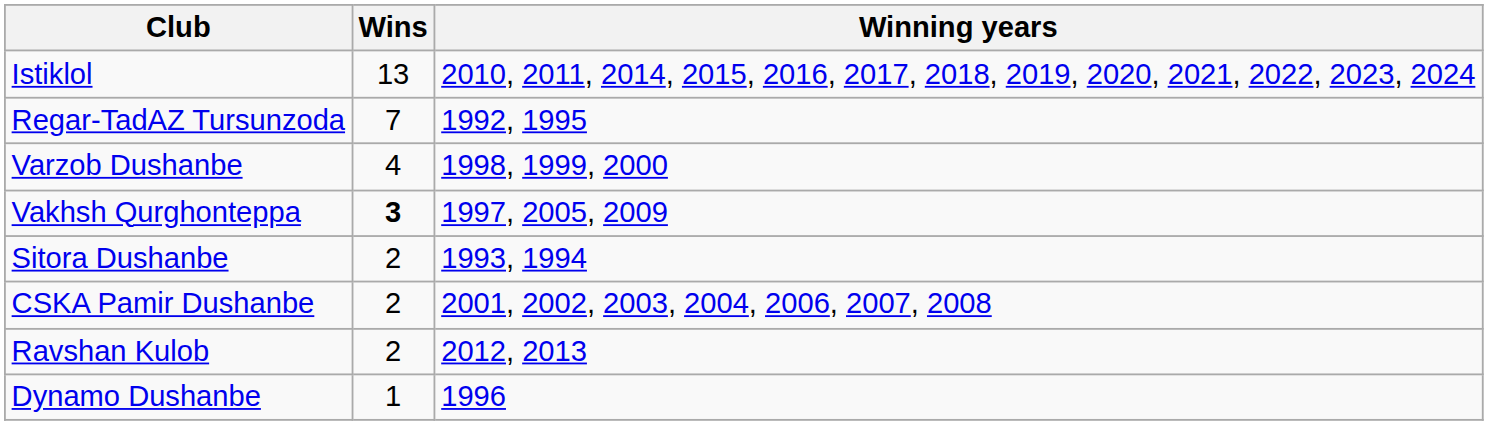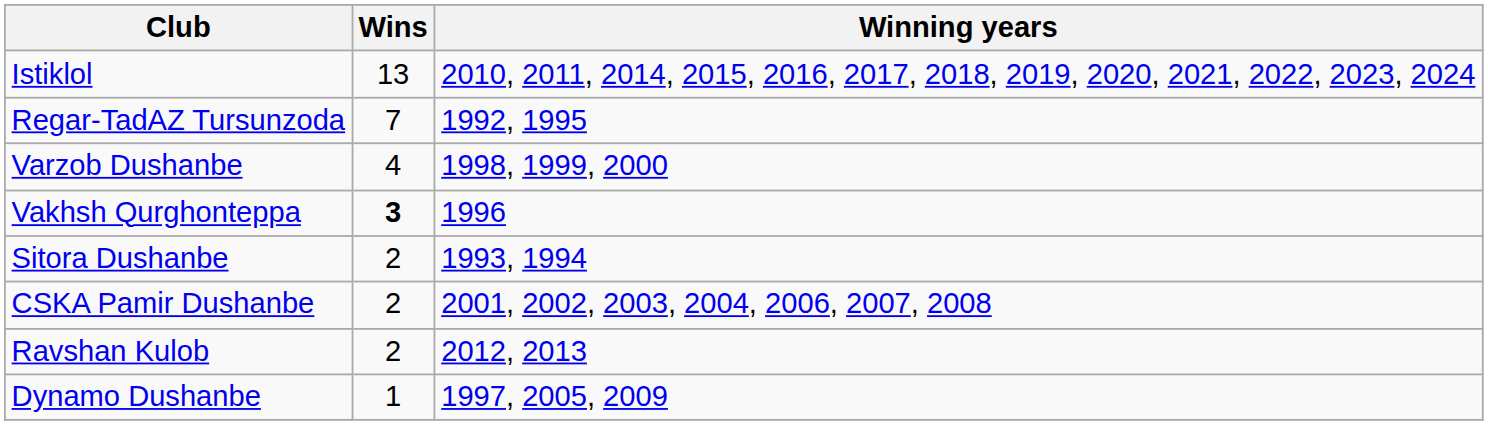(555, 212) 1997, 2005, 2009 -> (474, 212) 1996
(474, 397) 1996 -> (555, 397) 1997, 2005, 2009
